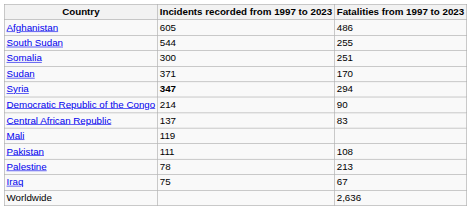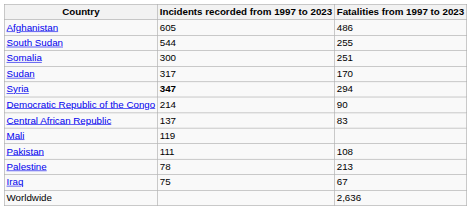(168, 74) 371 -> (168, 74) 317
